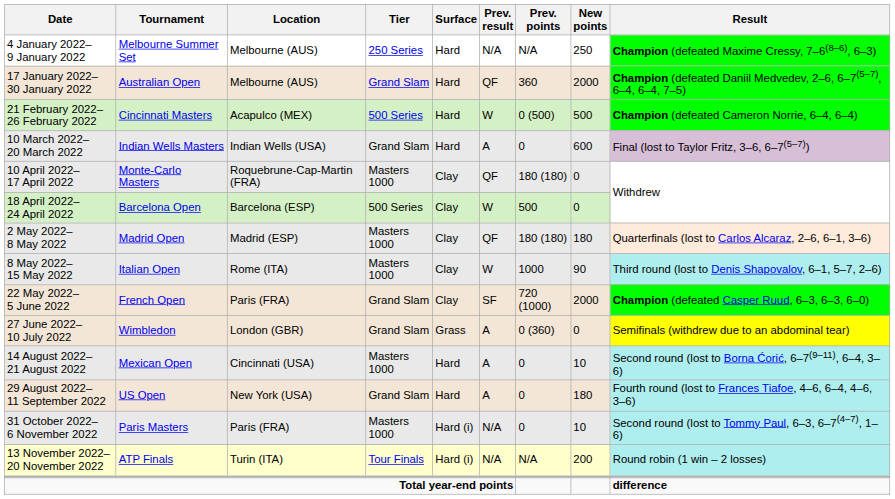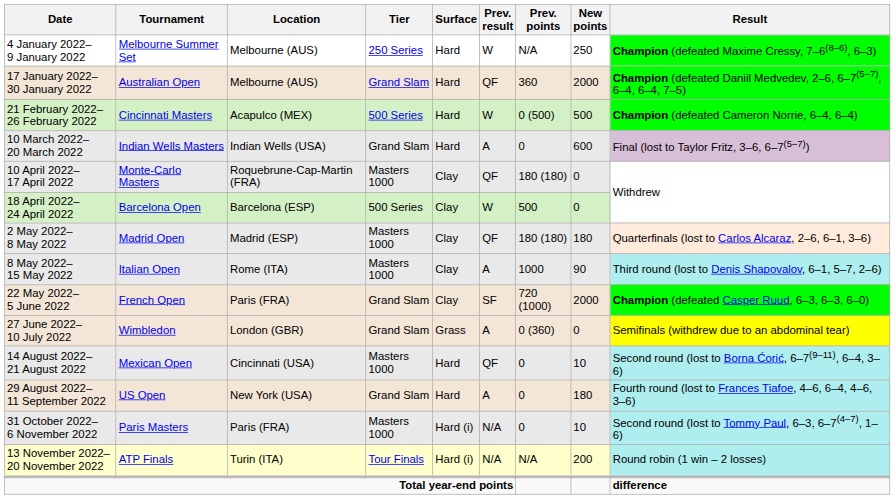(492, 50) N/A -> (488, 50) W
(488, 269) W -> (486, 269) A
(486, 363) A -> (490, 363) QF
